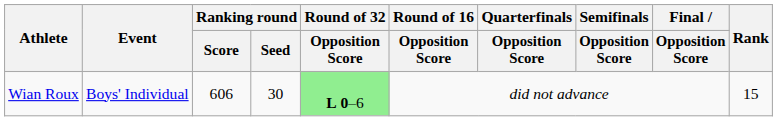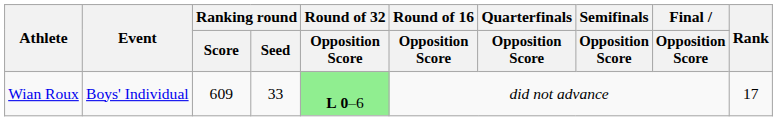(221, 94) 606 -> (221, 94) 609
(276, 94) 30 -> (276, 94) 33
(751, 94) 15 -> (751, 94) 17
